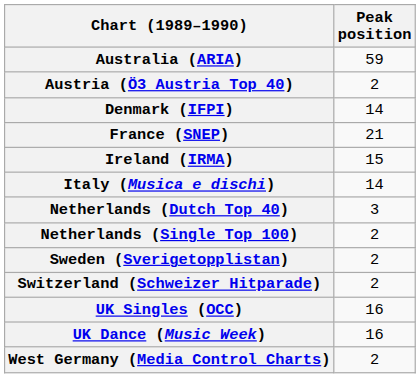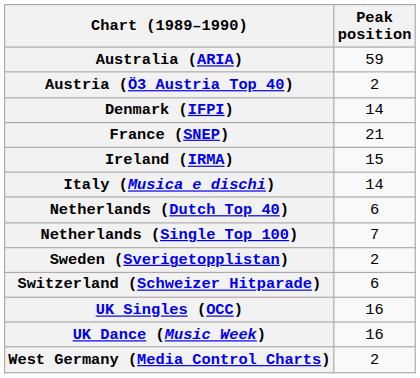(375, 210) 3 -> (375, 210) 6
(375, 235) 2 -> (375, 235) 7
(375, 285) 2 -> (375, 285) 6
